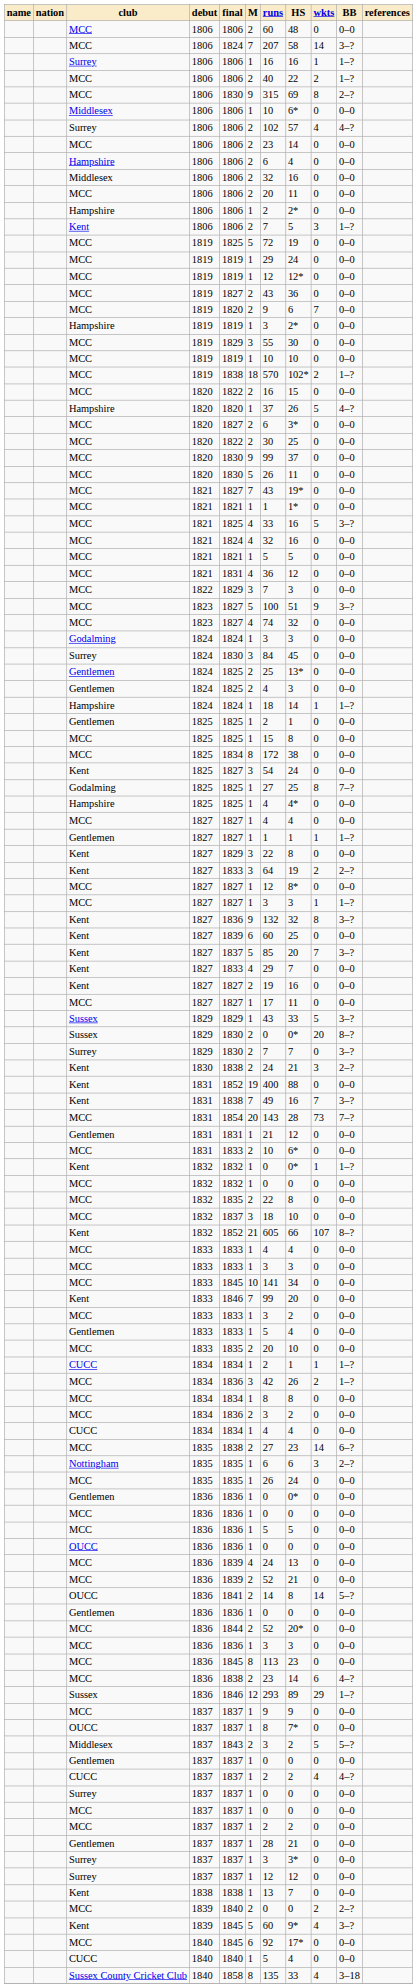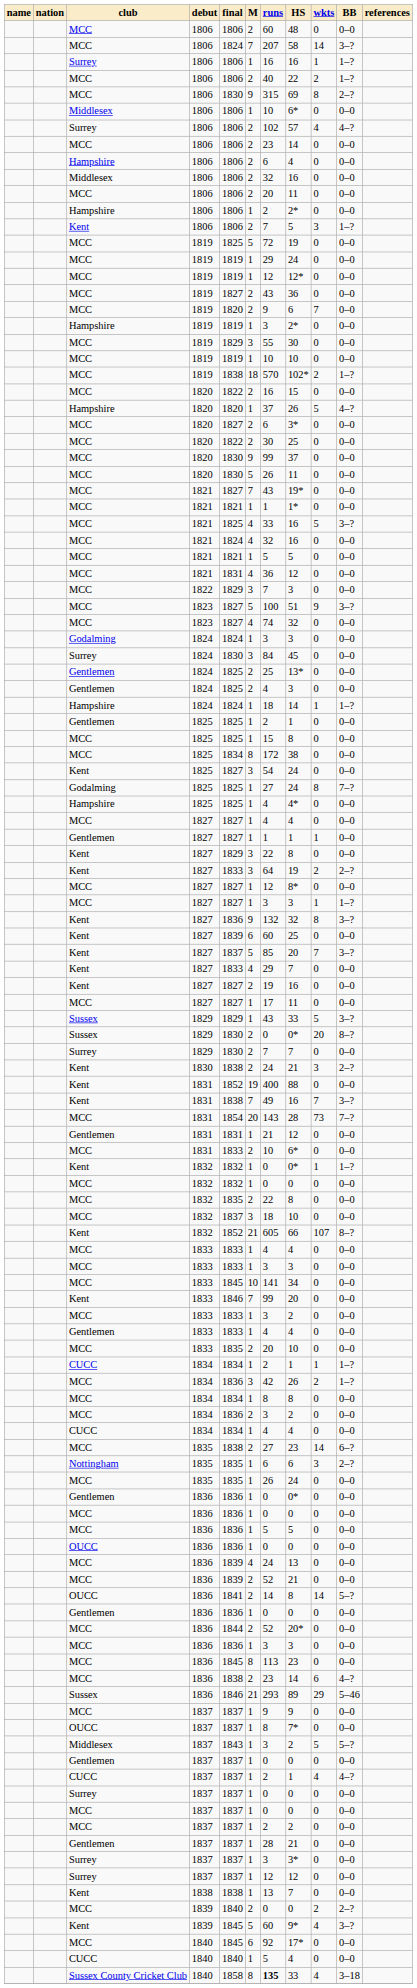(293, 787) 25 -> (293, 787) 24
(347, 837) 1–? -> (347, 837) 0–0
(347, 1051) 3–? -> (347, 1051) 0–0
(265, 1332) 5 -> (265, 1332) 4
(253, 1695) 12 -> (253, 1695) 21
(347, 1695) 1–? -> (349, 1695) 5–46
(250, 1744) 2 -> (250, 1744) 1
(290, 1777) 2 -> (290, 1777) 1
(271, 1975) normal -> (271, 1975) bold
